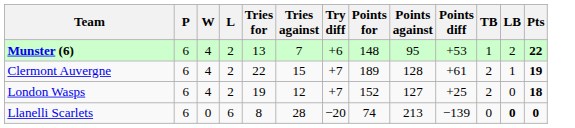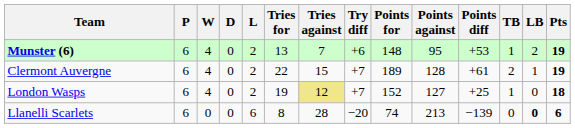+ column: (231, 22)
(536, 50) 22 -> (558, 50) 19
(299, 92) no background -> (322, 92) khaki background
(489, 92) 2 -> (511, 92) 1
(536, 112) 0 -> (558, 112) 6
